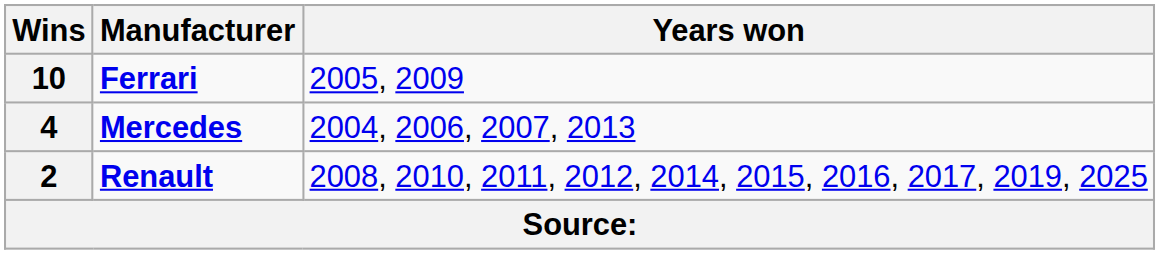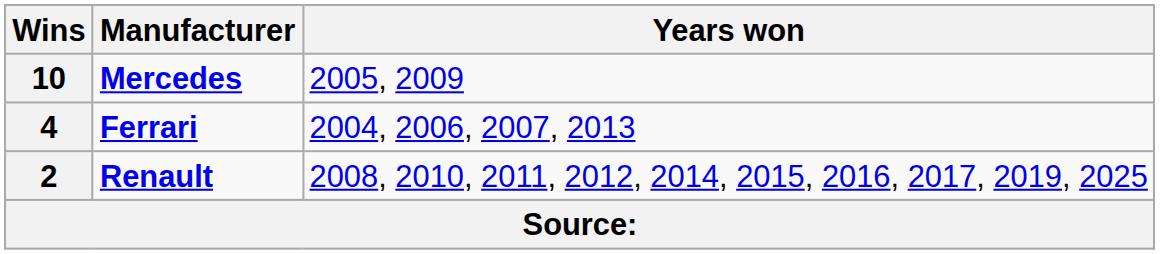(149, 78) Ferrari -> (171, 78) Mercedes
(171, 127) Mercedes -> (149, 127) Ferrari
